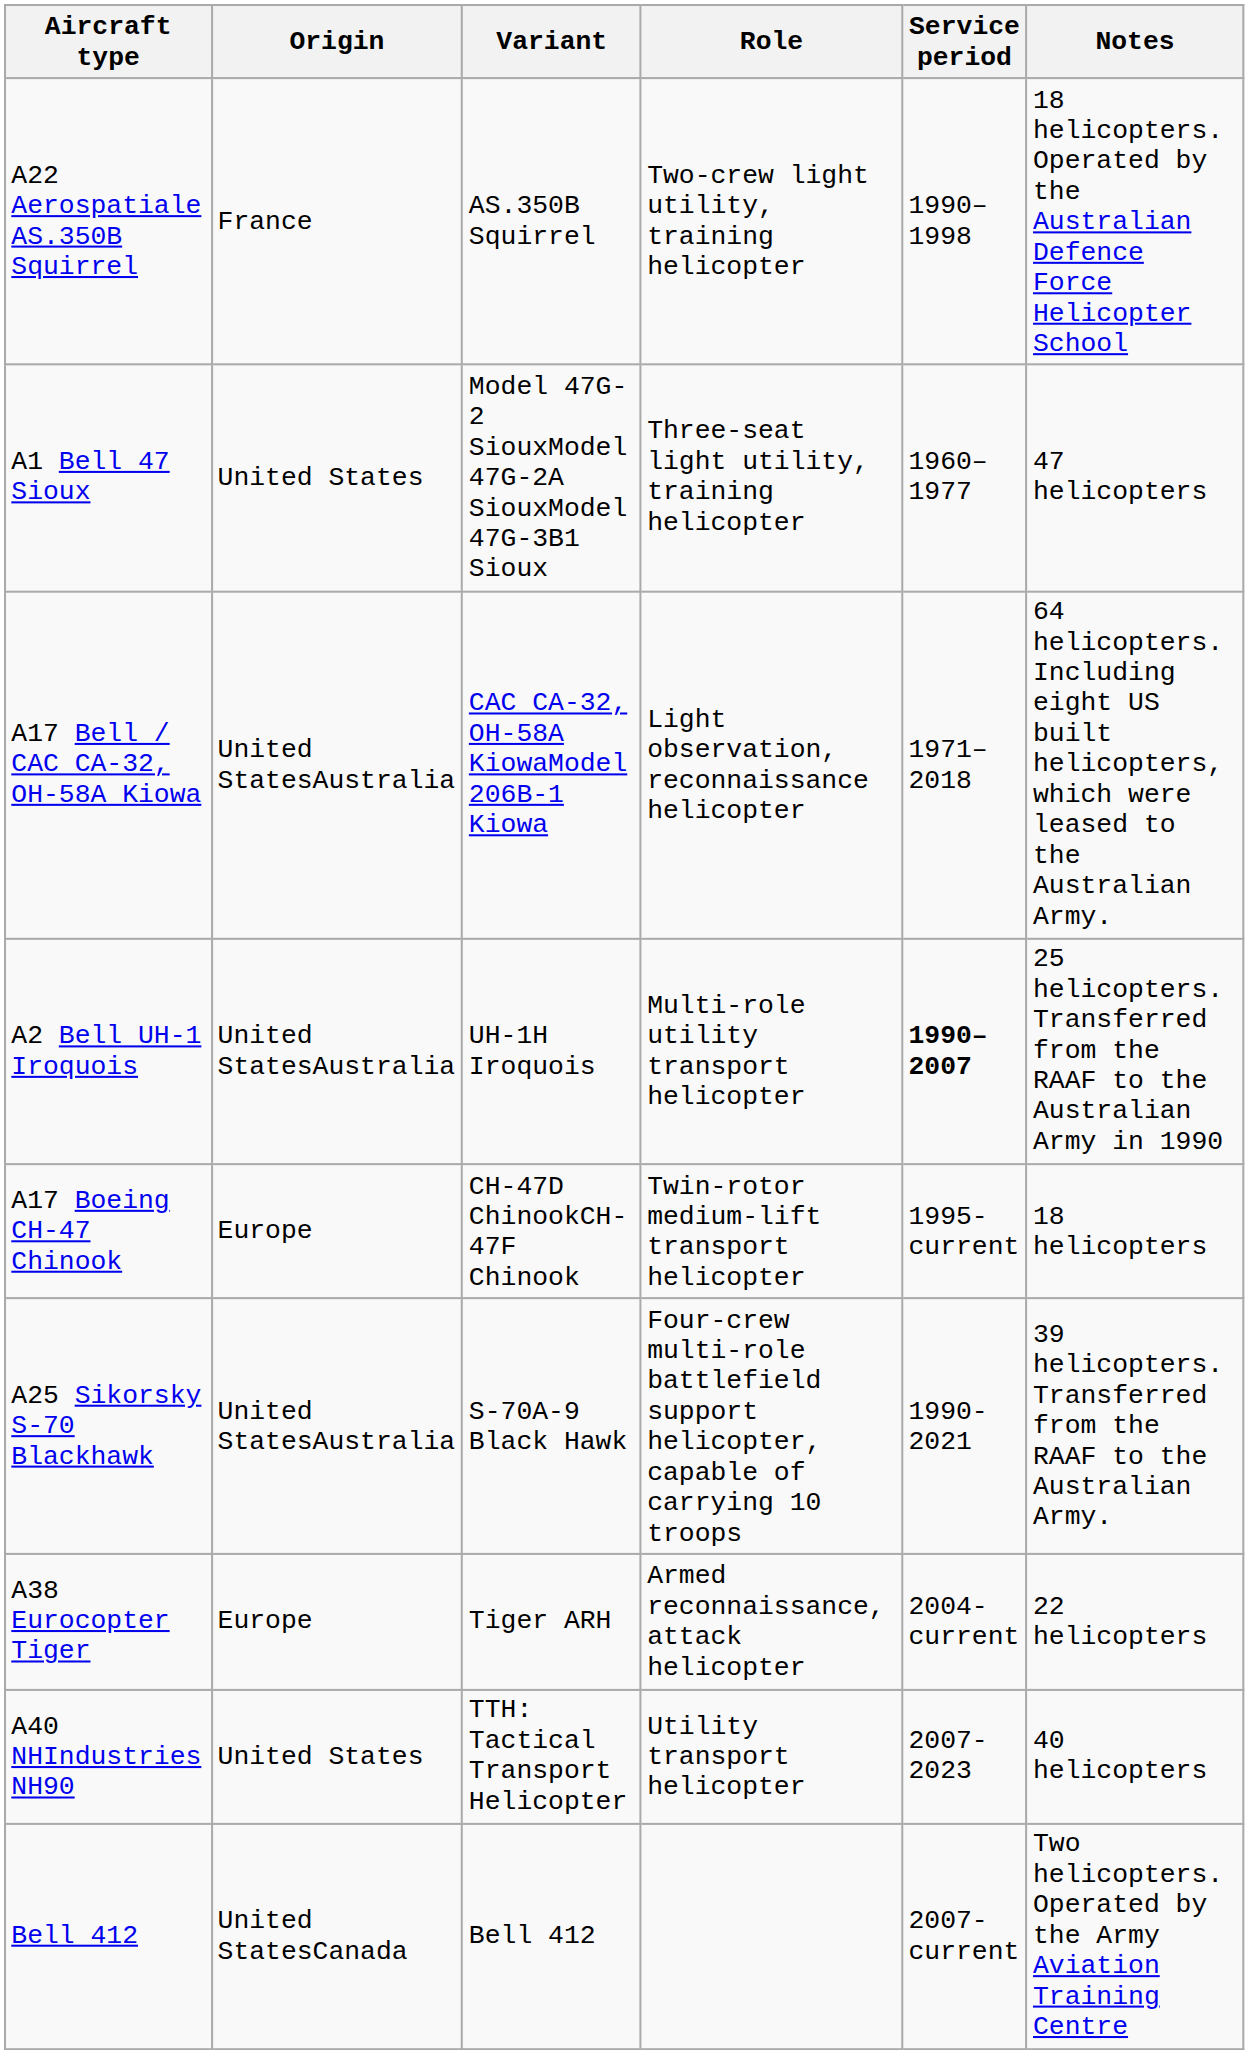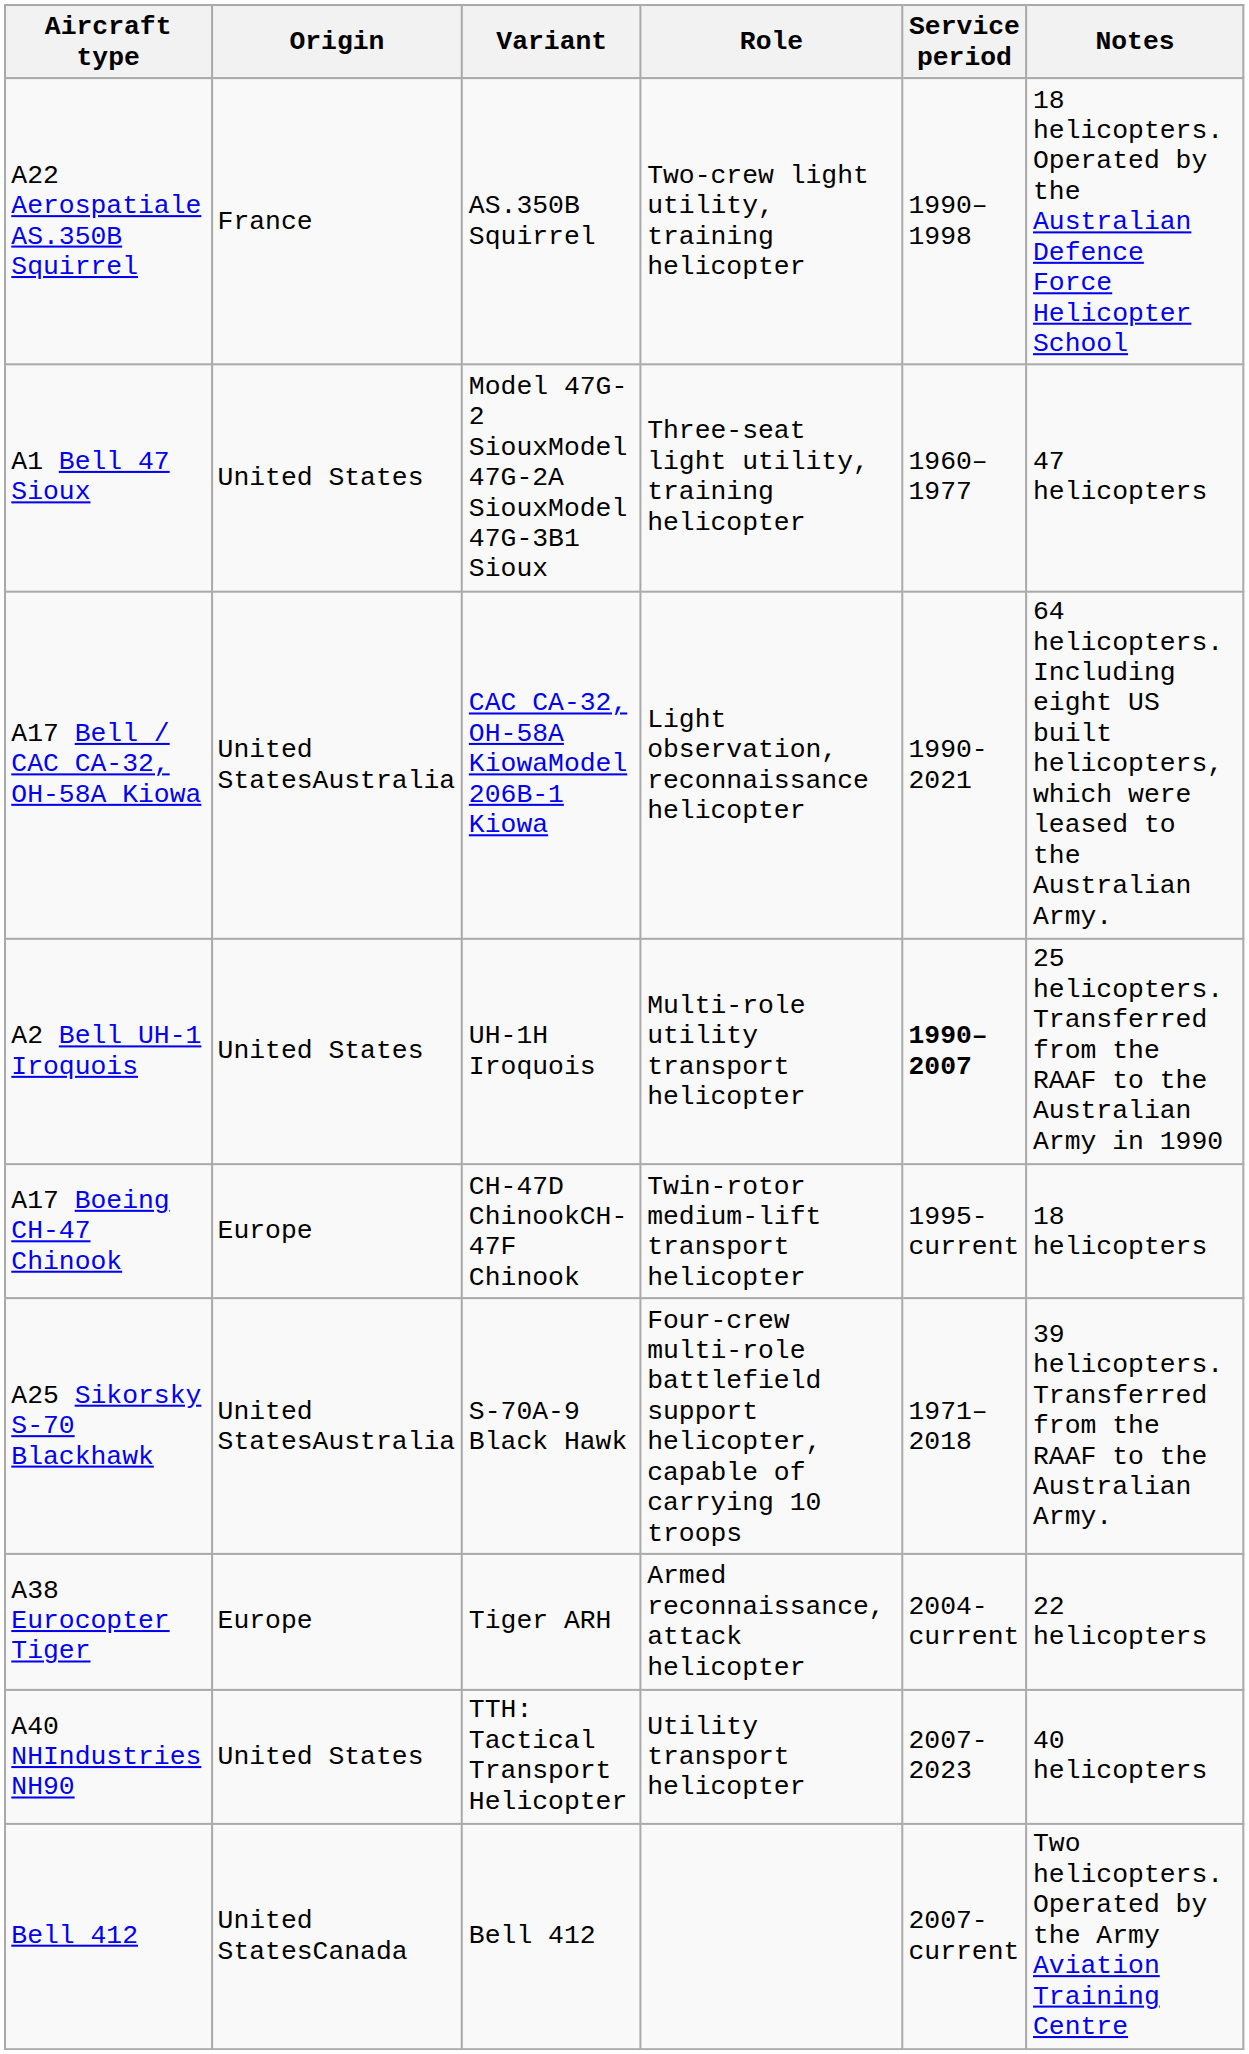(948, 765) 1971–2018 -> (948, 765) 1990-2021
(336, 1051) United StatesAustralia -> (321, 1051) United States
(948, 1426) 1990-2021 -> (948, 1426) 1971–2018
